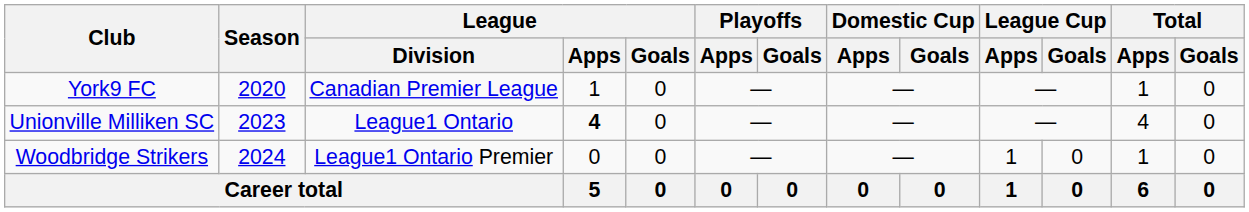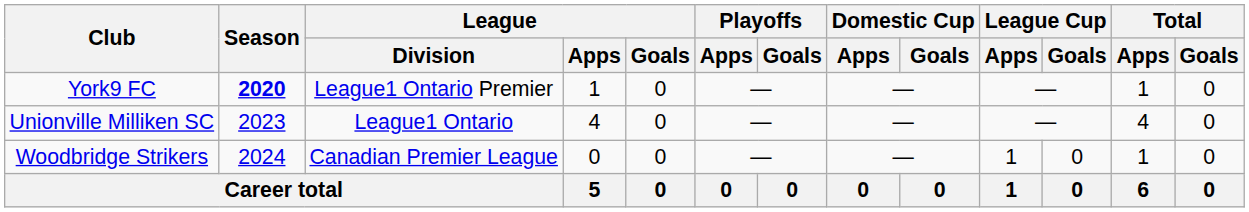(262, 88) normal -> (262, 88) bold
(434, 88) Canadian Premier League -> (434, 88) League1 Ontario Premier
(594, 122) bold -> (594, 122) normal
(434, 156) League1 Ontario Premier -> (434, 156) Canadian Premier League
